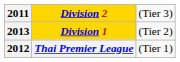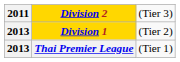(18, 48) 2012 -> (18, 48) 2013
